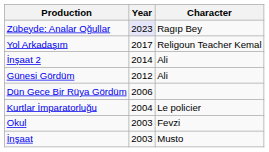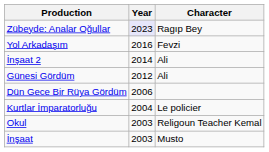(142, 44) 2017 -> (142, 44) 2016
(209, 44) Religoun Teacher Kemal -> (169, 44) Fevzi
(169, 123) Fevzi -> (209, 123) Religoun Teacher Kemal
